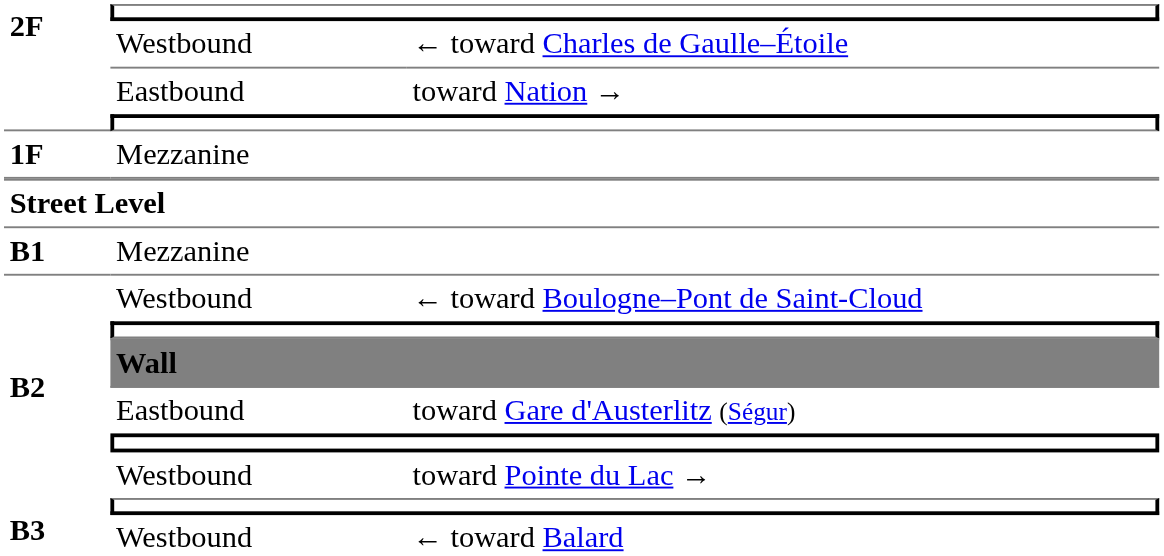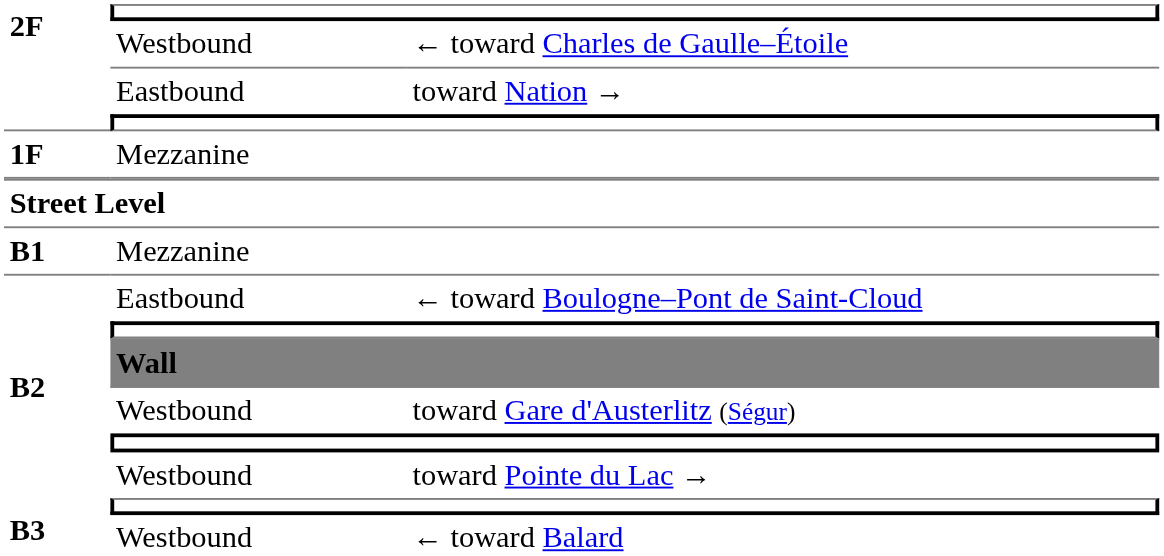(184, 298) Westbound -> (180, 298) Eastbound
(180, 410) Eastbound -> (184, 410) Westbound
